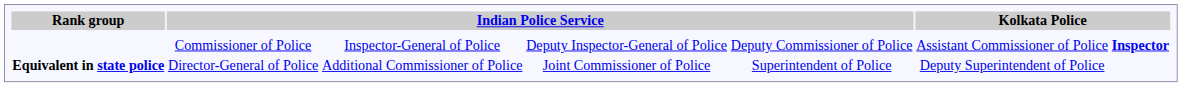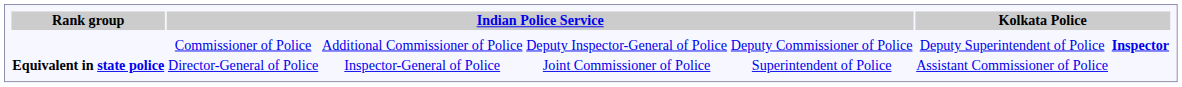(422, 44) Inspector-General of Police -> (422, 44) Additional Commissioner of Police
(1012, 44) Assistant Commissioner of Police -> (1012, 44) Deputy Superintendent of Police
(422, 65) Additional Commissioner of Police -> (422, 65) Inspector-General of Police
(1012, 65) Deputy Superintendent of Police -> (1012, 65) Assistant Commissioner of Police
